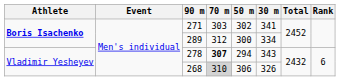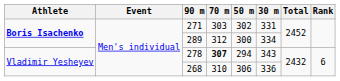(269, 26) 341 -> (269, 26) 331
(219, 69) lightgrey background -> (219, 69) no background
(269, 69) 326 -> (269, 69) 336
